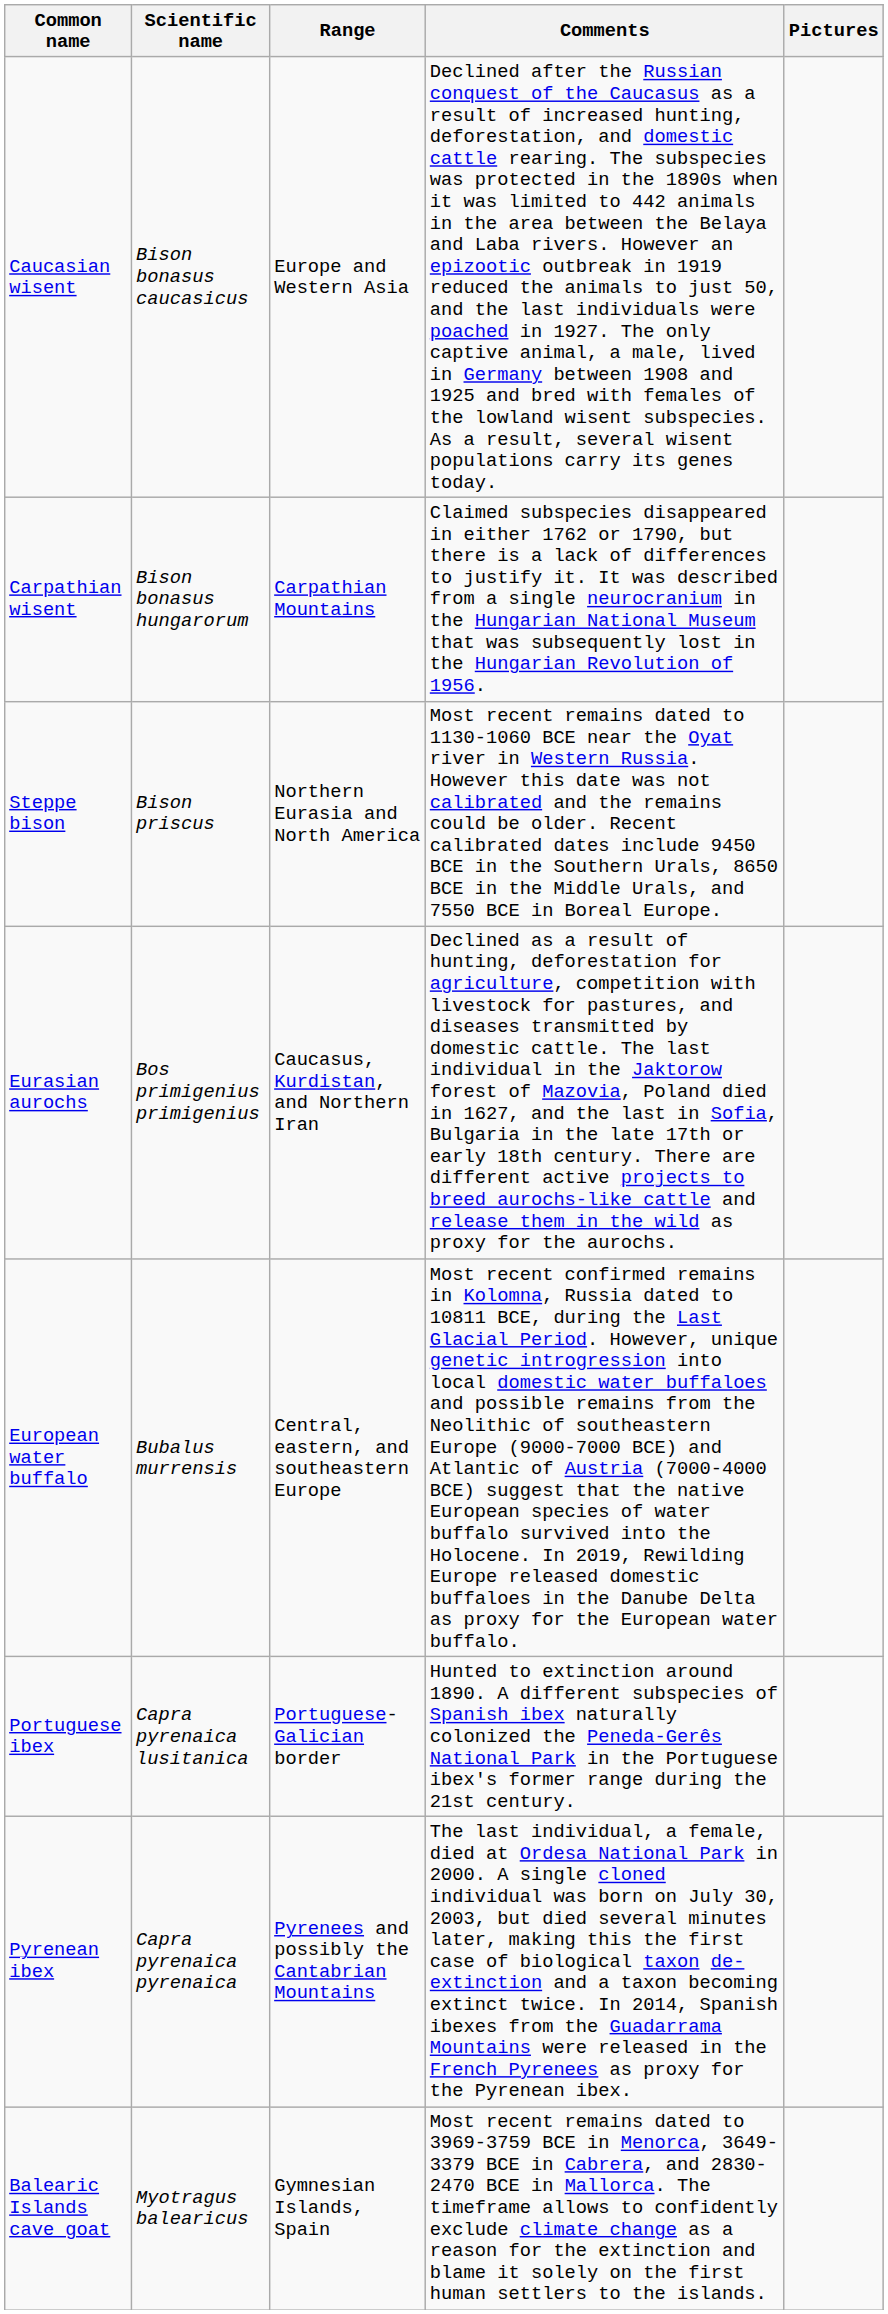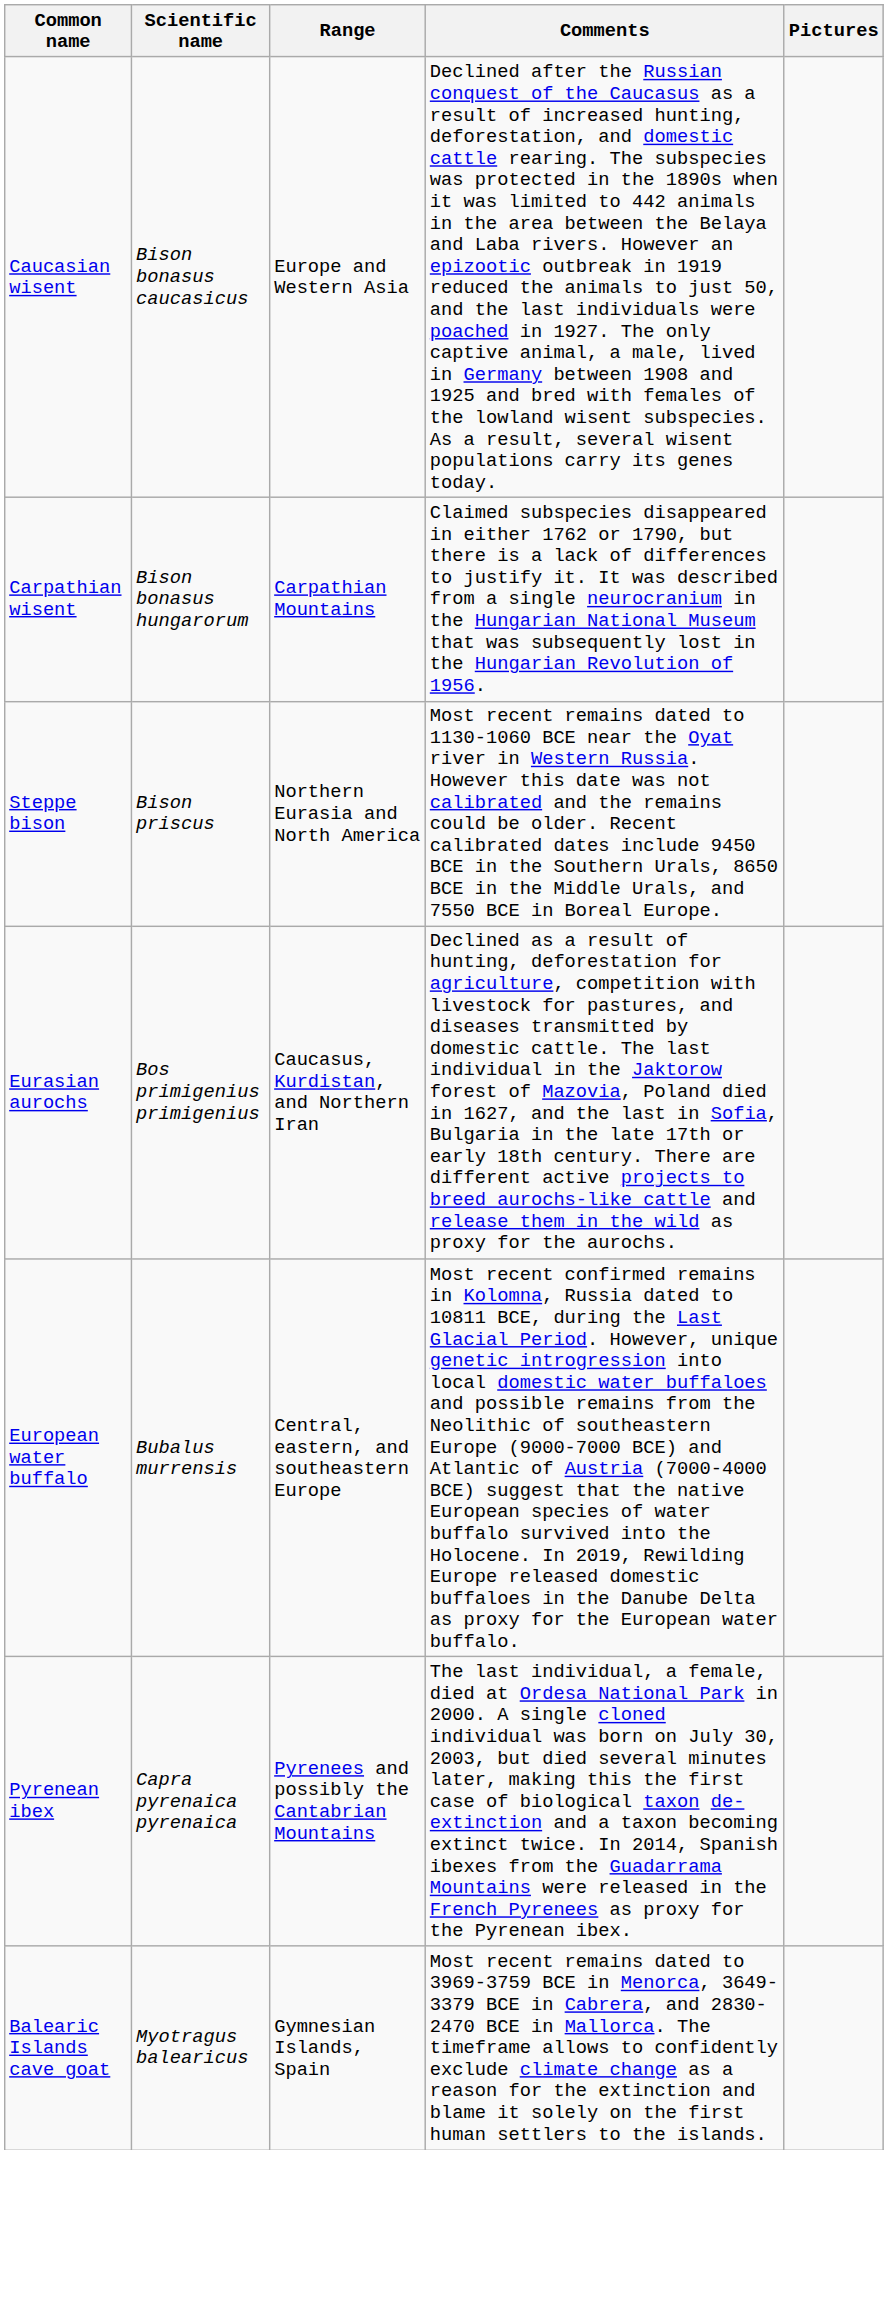- row: (65, 1737)
